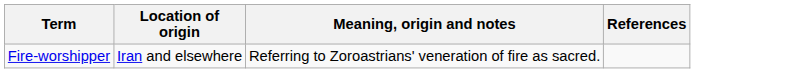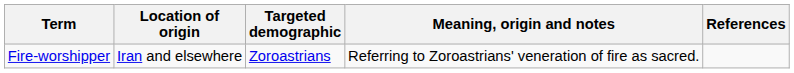+ column: (295, 24)
